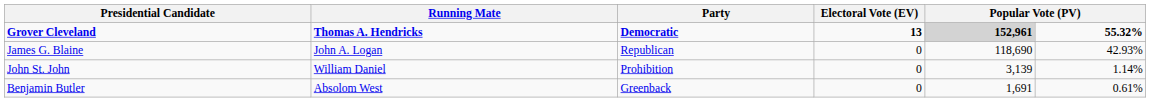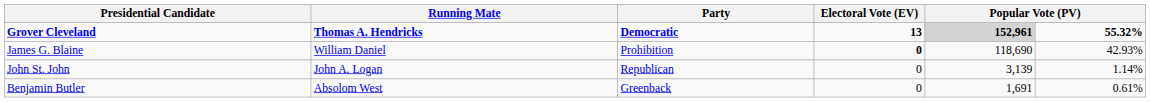(348, 50) John A. Logan -> (350, 50) William Daniel
(647, 50) Republican -> (647, 50) Prohibition
(919, 50) normal -> (919, 50) bold
(350, 69) William Daniel -> (348, 69) John A. Logan
(647, 69) Prohibition -> (647, 69) Republican
